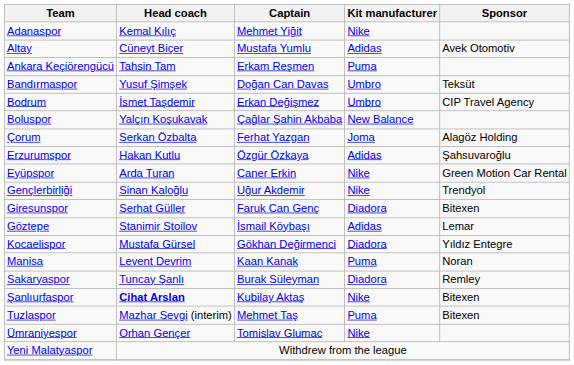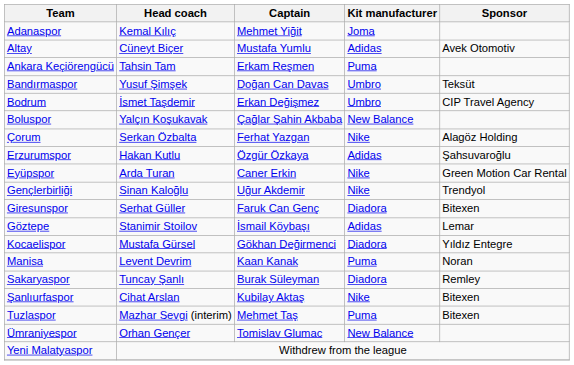(359, 31) Nike -> (361, 31) Joma
(361, 137) Joma -> (359, 137) Nike
(152, 297) bold -> (149, 297) normal
(359, 333) Nike -> (380, 333) New Balance
